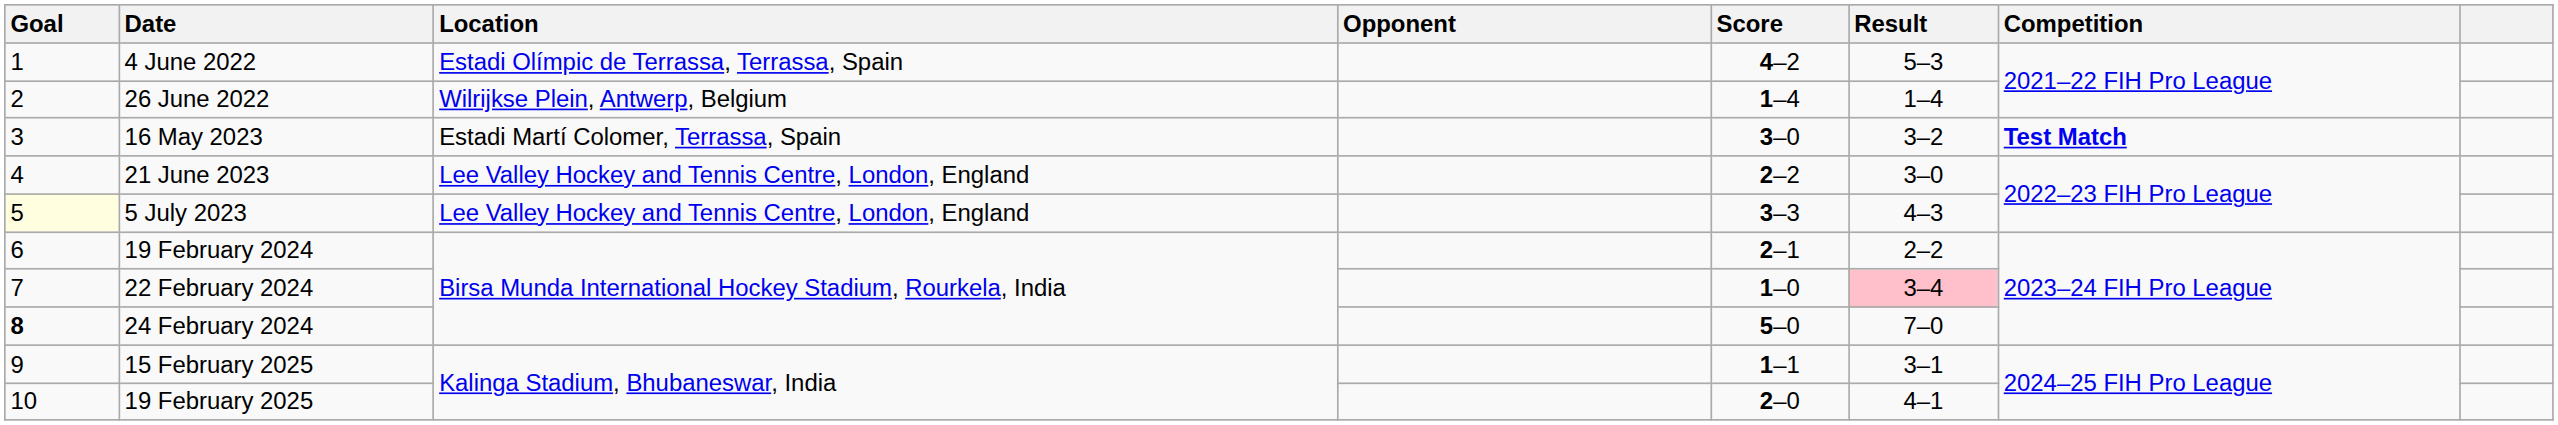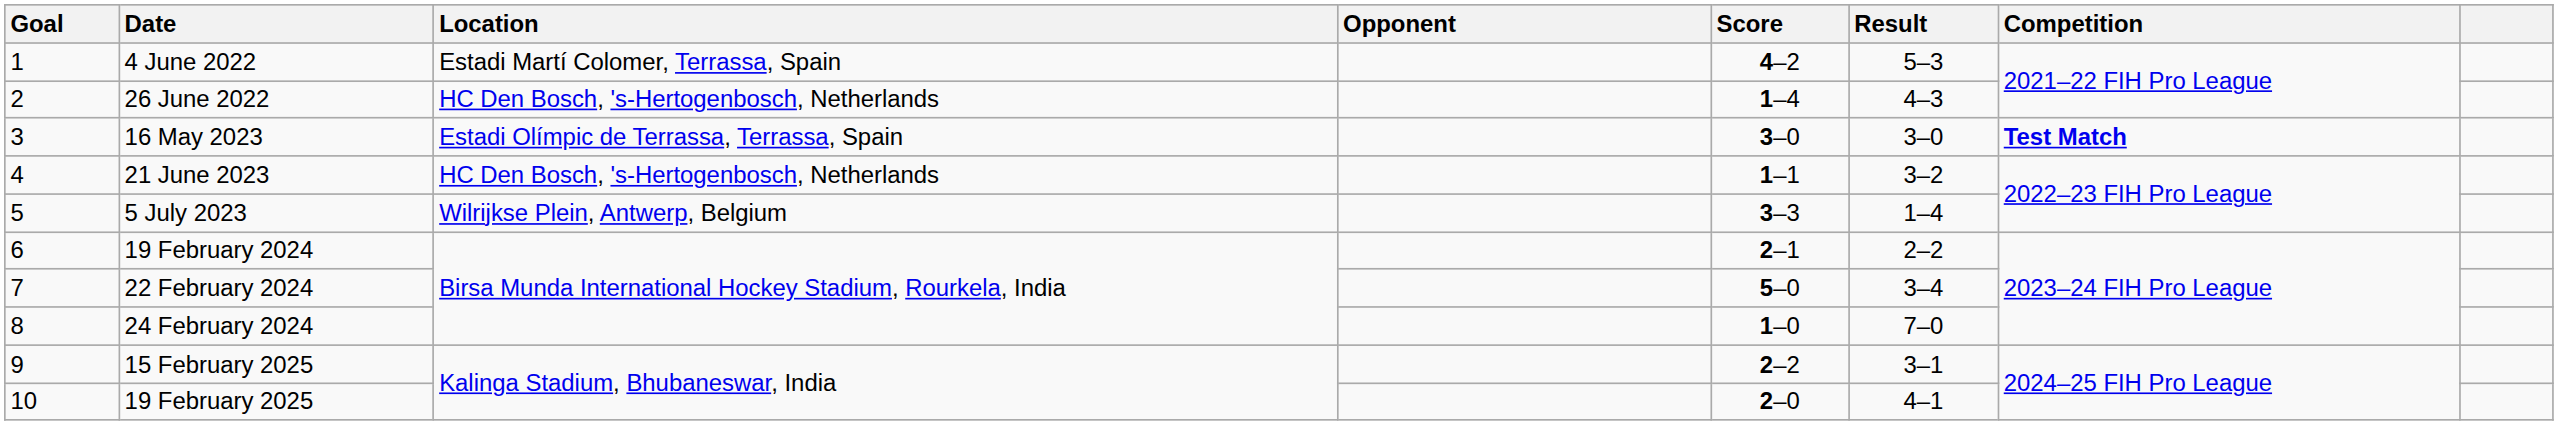(671, 62) Estadi Olímpic de Terrassa, Terrassa, Spain -> (640, 62) Estadi Martí Colomer, Terrassa, Spain
(613, 100) Wilrijkse Plein, Antwerp, Belgium -> (689, 100) HC Den Bosch, 's-Hertogenbosch, Netherlands
(1923, 100) 1–4 -> (1923, 100) 4–3
(640, 137) Estadi Martí Colomer, Terrassa, Spain -> (671, 137) Estadi Olímpic de Terrassa, Terrassa, Spain
(1923, 137) 3–2 -> (1923, 137) 3–0
(734, 175) Lee Valley Hockey and Tennis Centre, London, England -> (689, 175) HC Den Bosch, 's-Hertogenbosch, Netherlands
(1780, 175) 2–2 -> (1780, 175) 1–1
(1923, 175) 3–0 -> (1923, 175) 3–2
(17, 213) lightyellow background -> (17, 213) no background
(734, 213) Lee Valley Hockey and Tennis Centre, London, England -> (613, 213) Wilrijkse Plein, Antwerp, Belgium
(1923, 213) 4–3 -> (1923, 213) 1–4
(1780, 288) 1–0 -> (1780, 288) 5–0
(1923, 288) pink background -> (1923, 288) no background
(17, 326) bold -> (17, 326) normal
(1780, 326) 5–0 -> (1780, 326) 1–0
(1780, 364) 1–1 -> (1780, 364) 2–2
